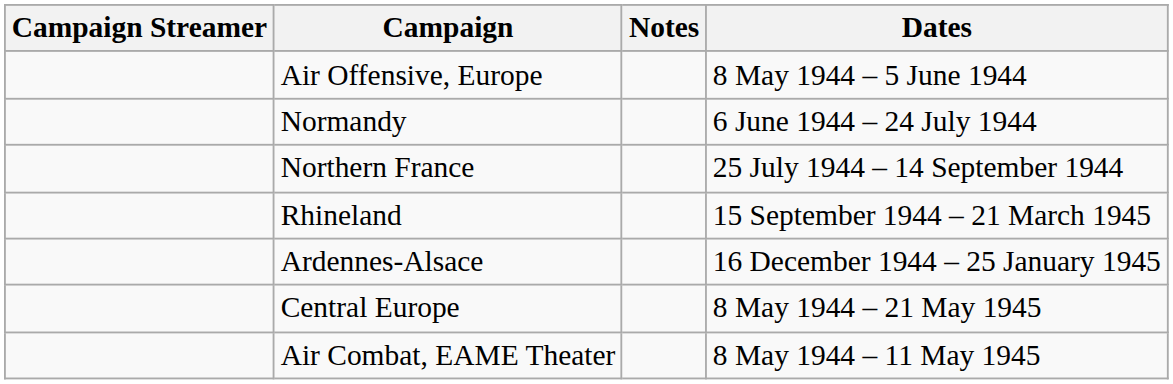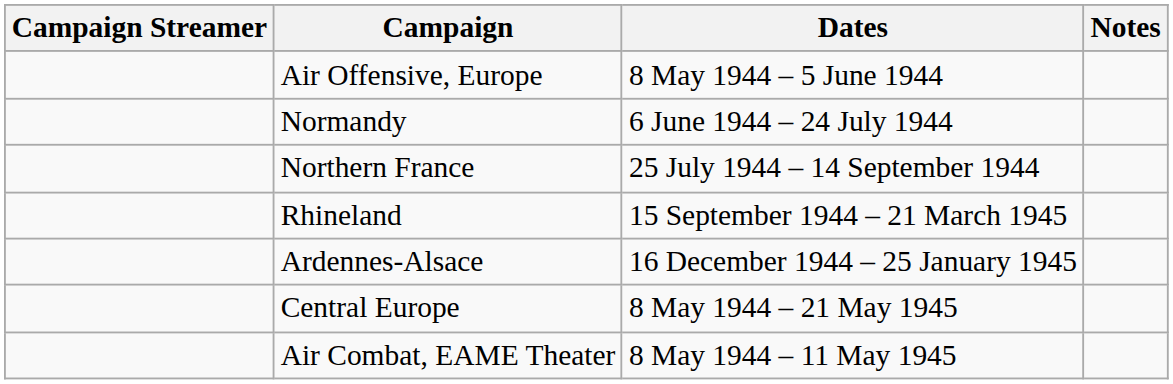columns swapped: (937, 27) <-> (664, 27)
